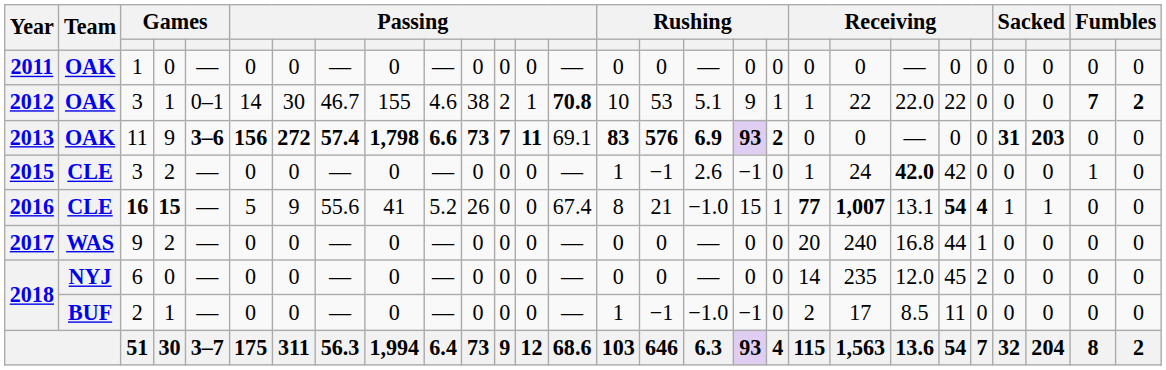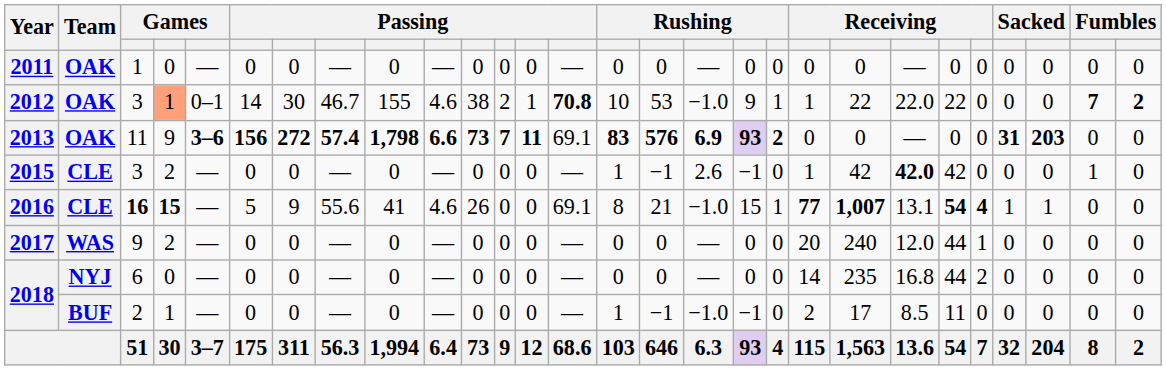(170, 102) no background -> (170, 102) lightsalmon background
(708, 102) 5.1 -> (708, 102) −1.0
(860, 172) 24 -> (860, 172) 42
(443, 207) 5.2 -> (443, 207) 4.6
(572, 207) 67.4 -> (572, 207) 69.1
(915, 242) 16.8 -> (915, 242) 12.0
(915, 277) 12.0 -> (915, 277) 16.8
(955, 277) 45 -> (955, 277) 44
